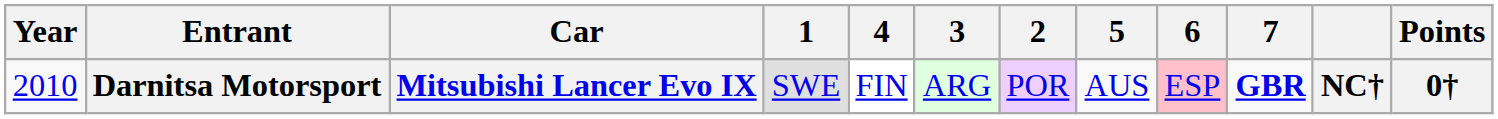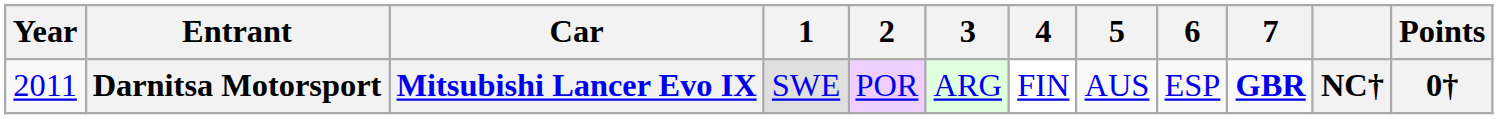columns swapped: (1038, 31) <-> (882, 31)
(45, 85) 2010 -> (45, 85) 2011
(1192, 85) pink background -> (1192, 85) no background
